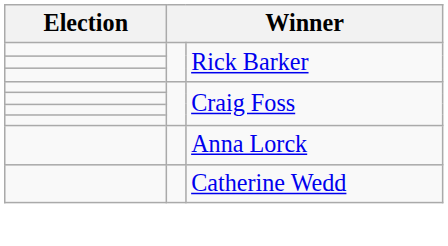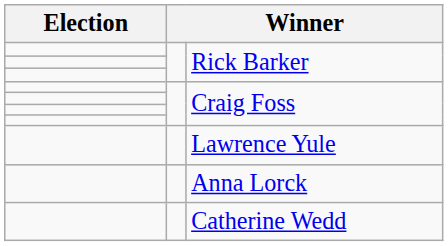+ row: (86, 145)
